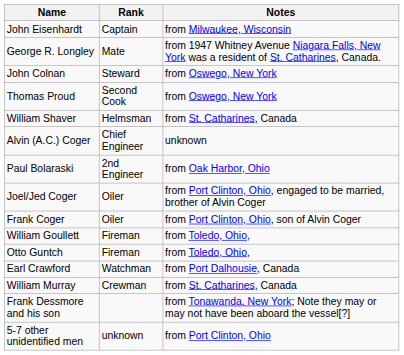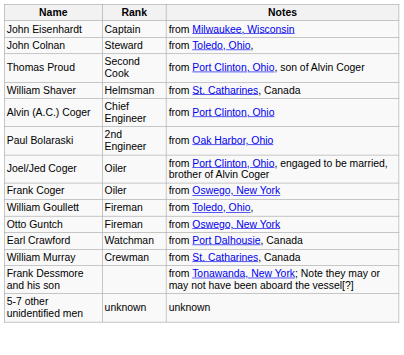- row: (50, 51)
(221, 73) from Oswego, New York -> (211, 45) from Toledo, Ohio,
(221, 96) from Oswego, New York -> (267, 68) from Port Clinton, Ohio, son of Alvin Coger
(186, 140) unknown -> (222, 112) from Port Clinton, Ohio
(263, 219) from Port Clinton, Ohio, son of Alvin Coger -> (224, 191) from Oswego, New York
(207, 252) from Toledo, Ohio, -> (224, 224) from Oswego, New York
(218, 336) from Port Clinton, Ohio -> (189, 308) unknown
